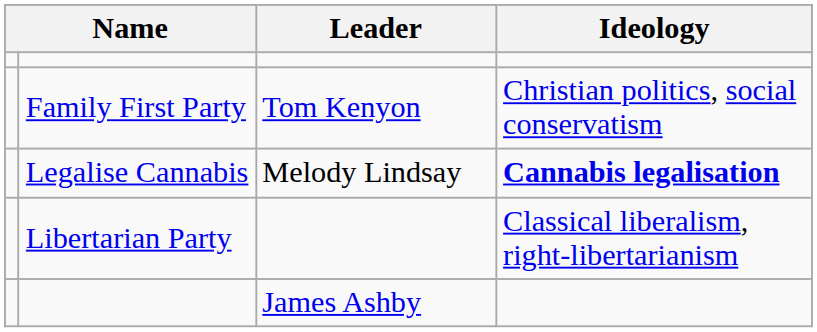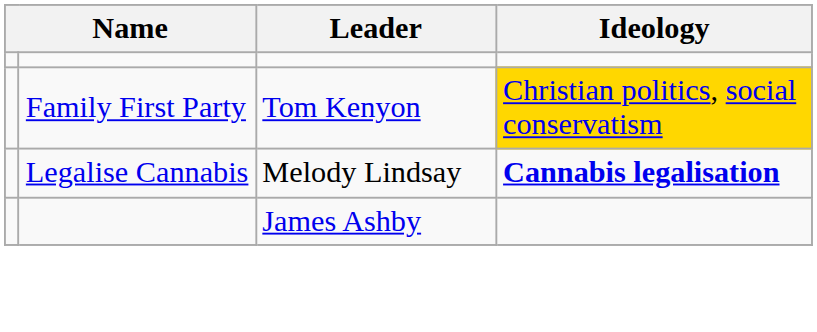(650, 107) no background -> (650, 107) gold background
- row: (129, 237)
